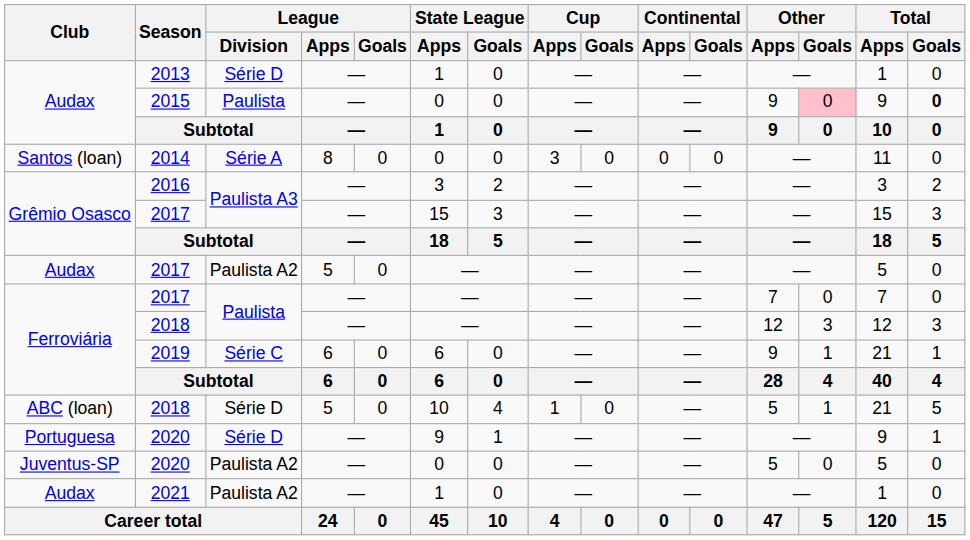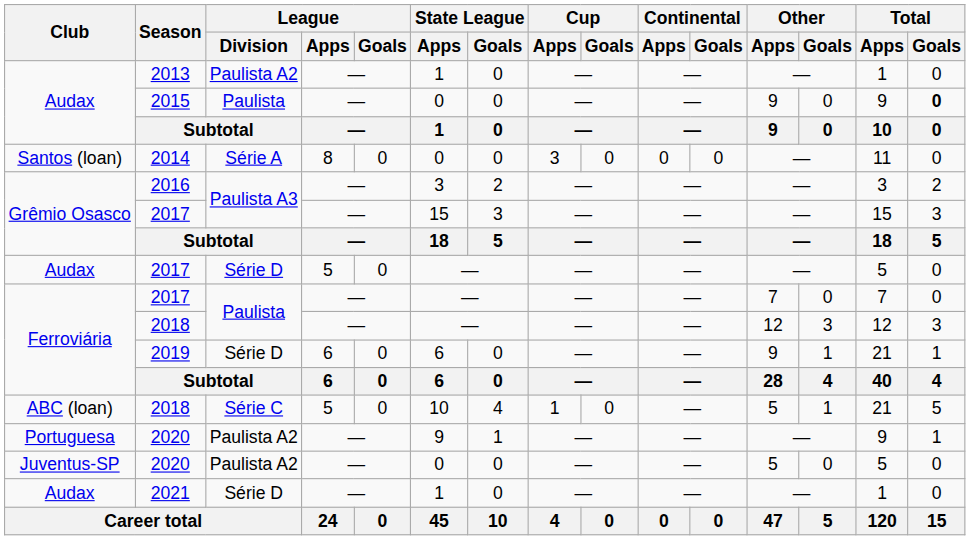(254, 74) Série D -> (254, 74) Paulista A2
(828, 102) pink background -> (828, 102) no background
(254, 269) Paulista A2 -> (254, 269) Série D
(254, 353) Série C -> (254, 353) Série D
(254, 409) Série D -> (254, 409) Série C
(254, 437) Série D -> (254, 437) Paulista A2
(254, 492) Paulista A2 -> (254, 492) Série D
